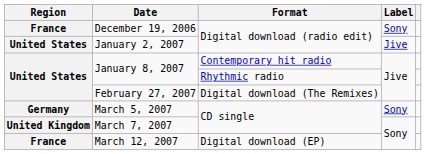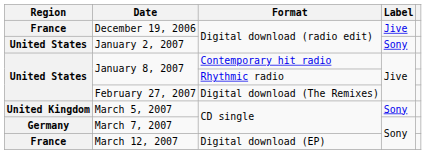(396, 29) Sony -> (396, 29) Jive
(396, 45) Jive -> (396, 45) Sony
(48, 109) Germany -> (48, 109) United Kingdom
(48, 125) United Kingdom -> (48, 125) Germany
